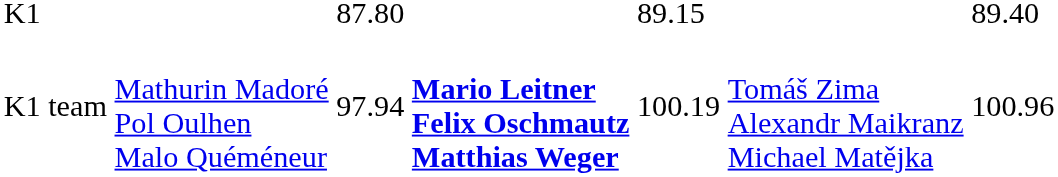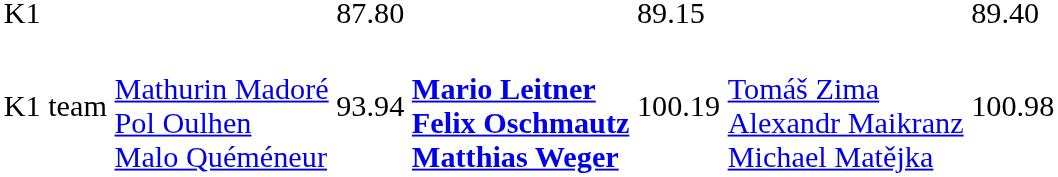(370, 105) 97.94 -> (370, 105) 93.94
(1013, 105) 100.96 -> (1013, 105) 100.98
